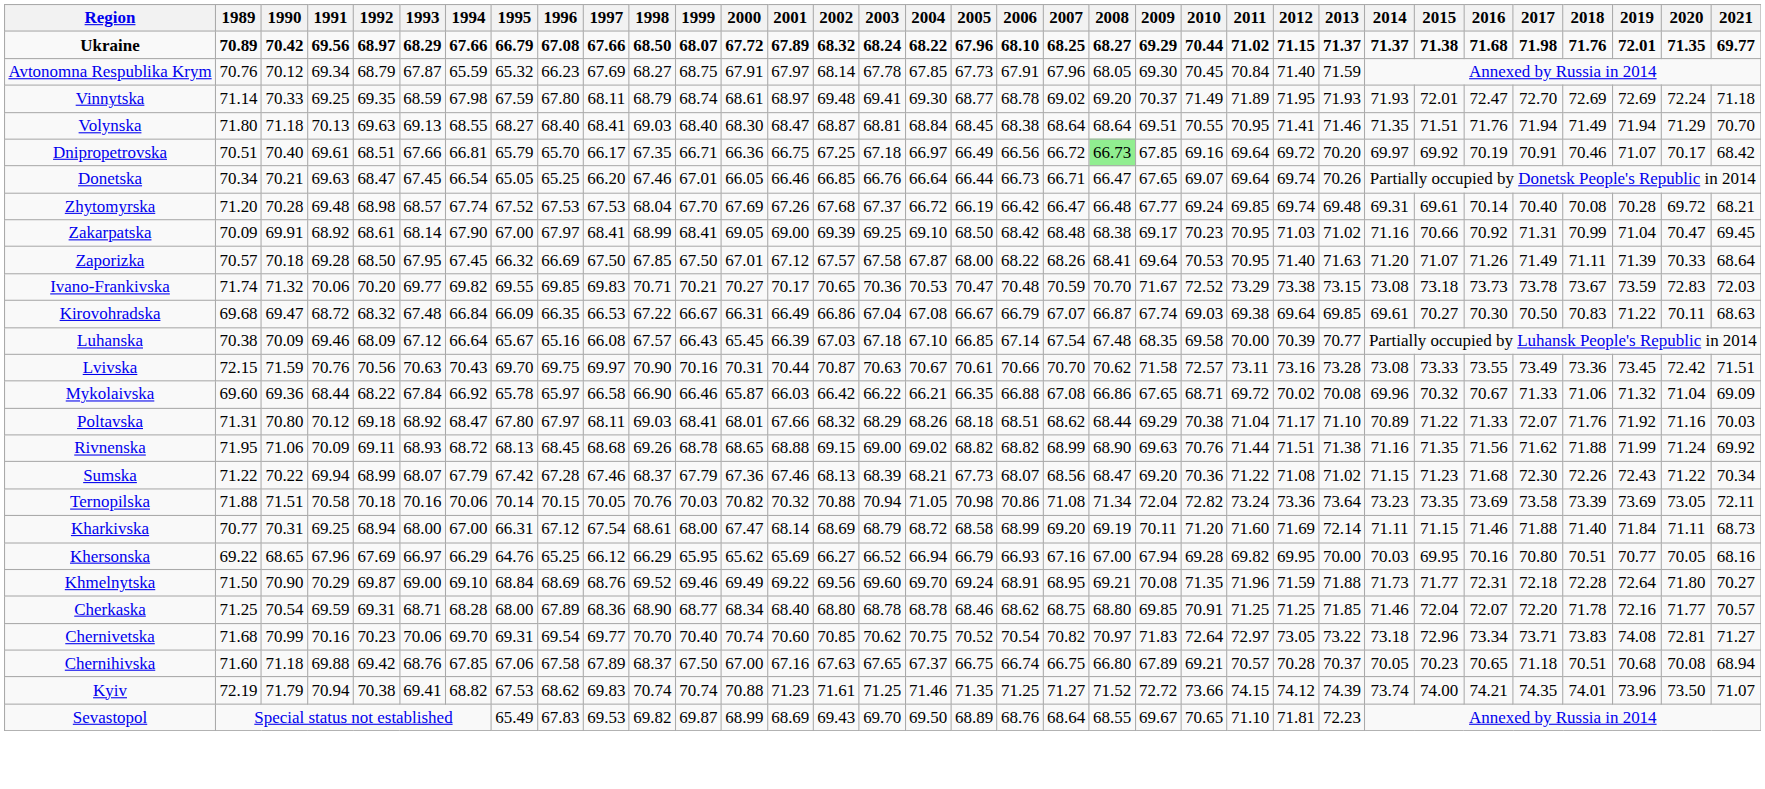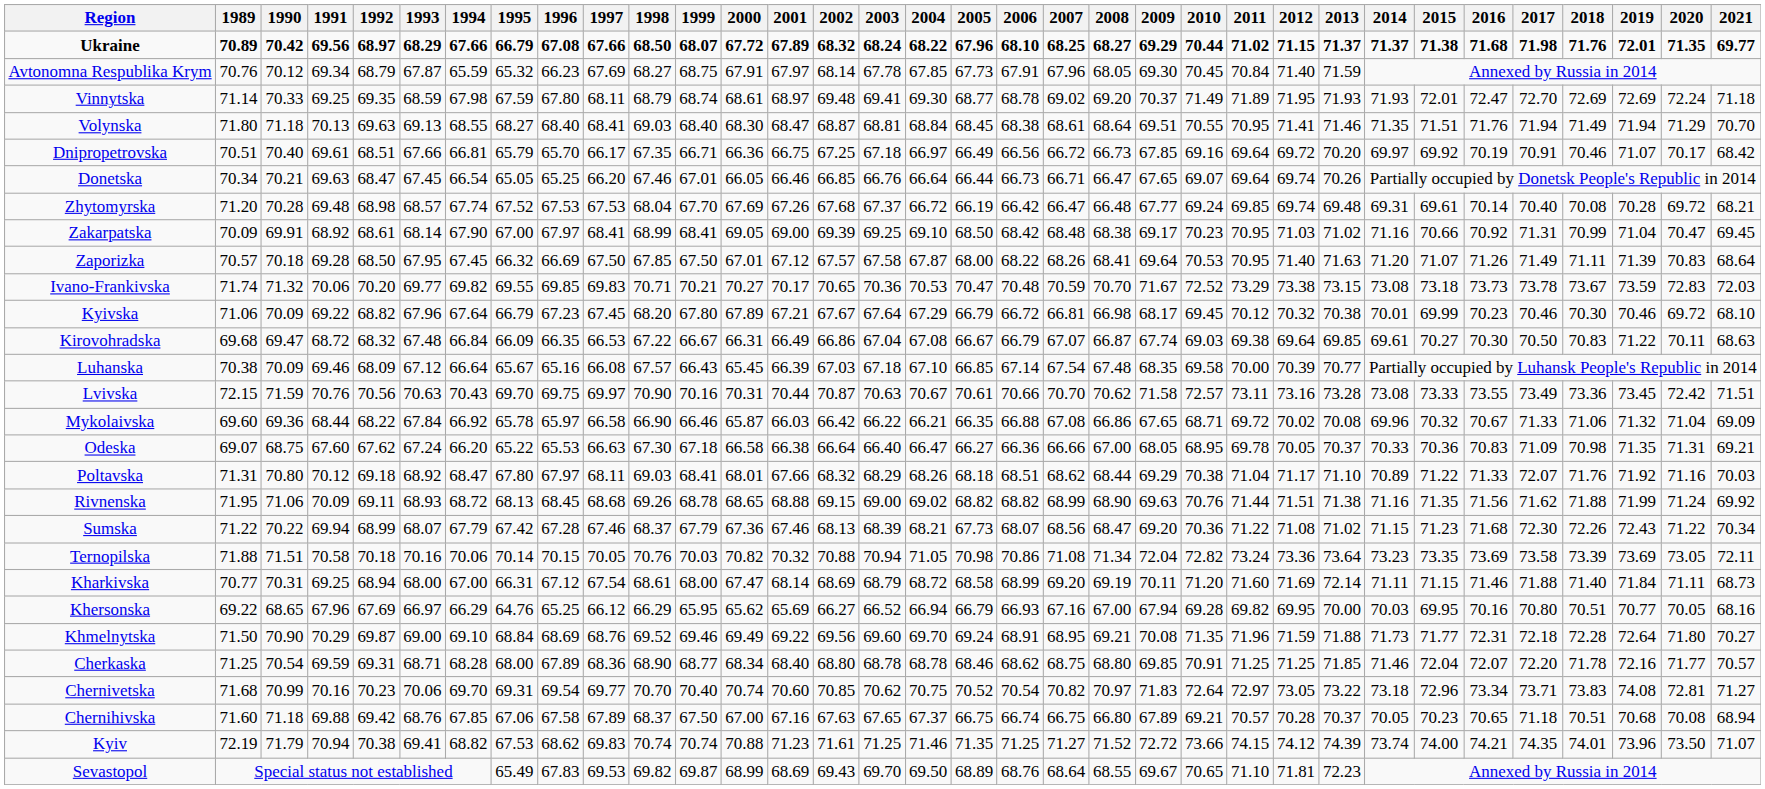(1066, 125) 68.64 -> (1066, 125) 68.61
(1112, 152) lightgreen background -> (1112, 152) no background
(1686, 260) 70.33 -> (1686, 260) 70.83
+ row: (110, 313)
+ row: (110, 448)
